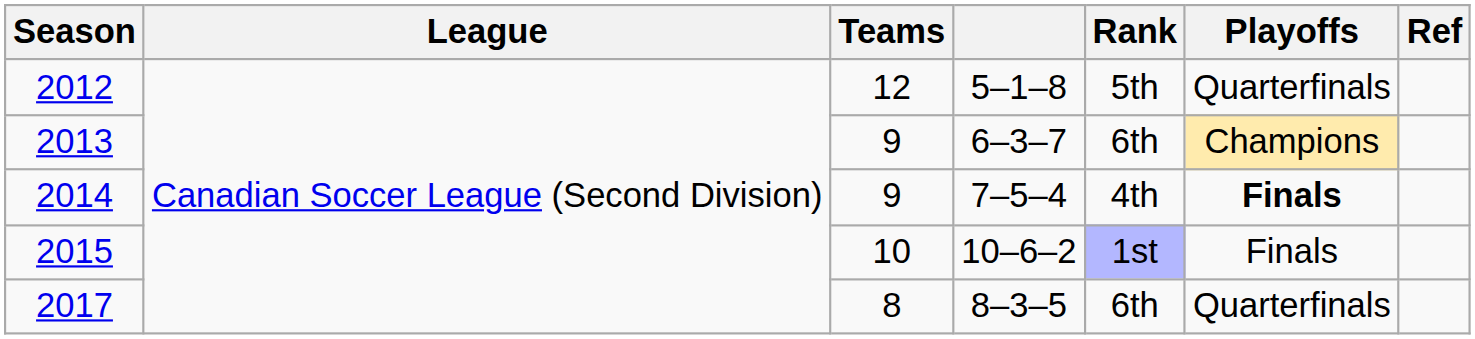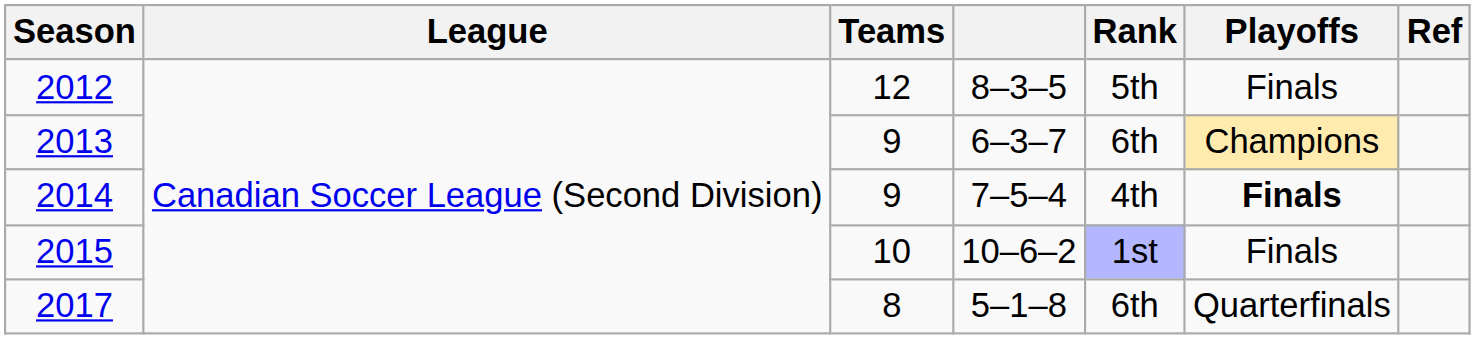(1019, 86) 5–1–8 -> (1019, 86) 8–3–5
(1292, 86) Quarterfinals -> (1292, 86) Finals
(1019, 305) 8–3–5 -> (1019, 305) 5–1–8
